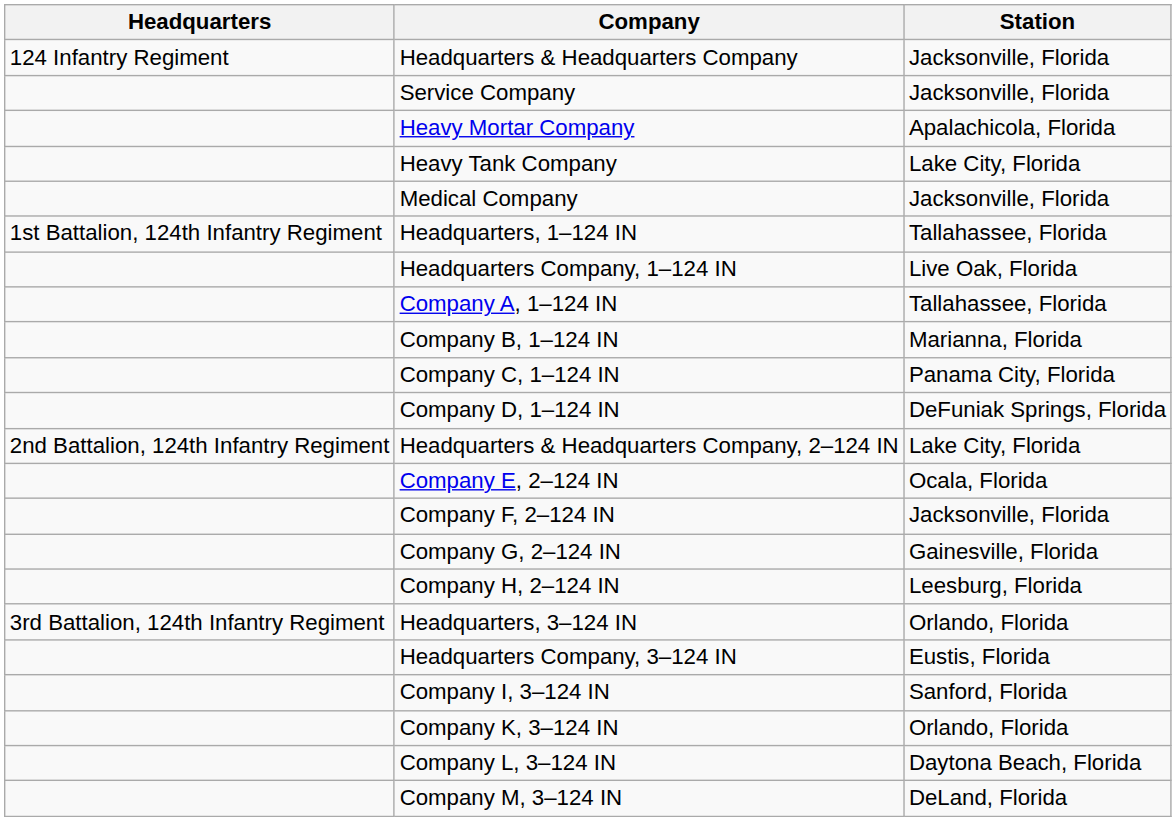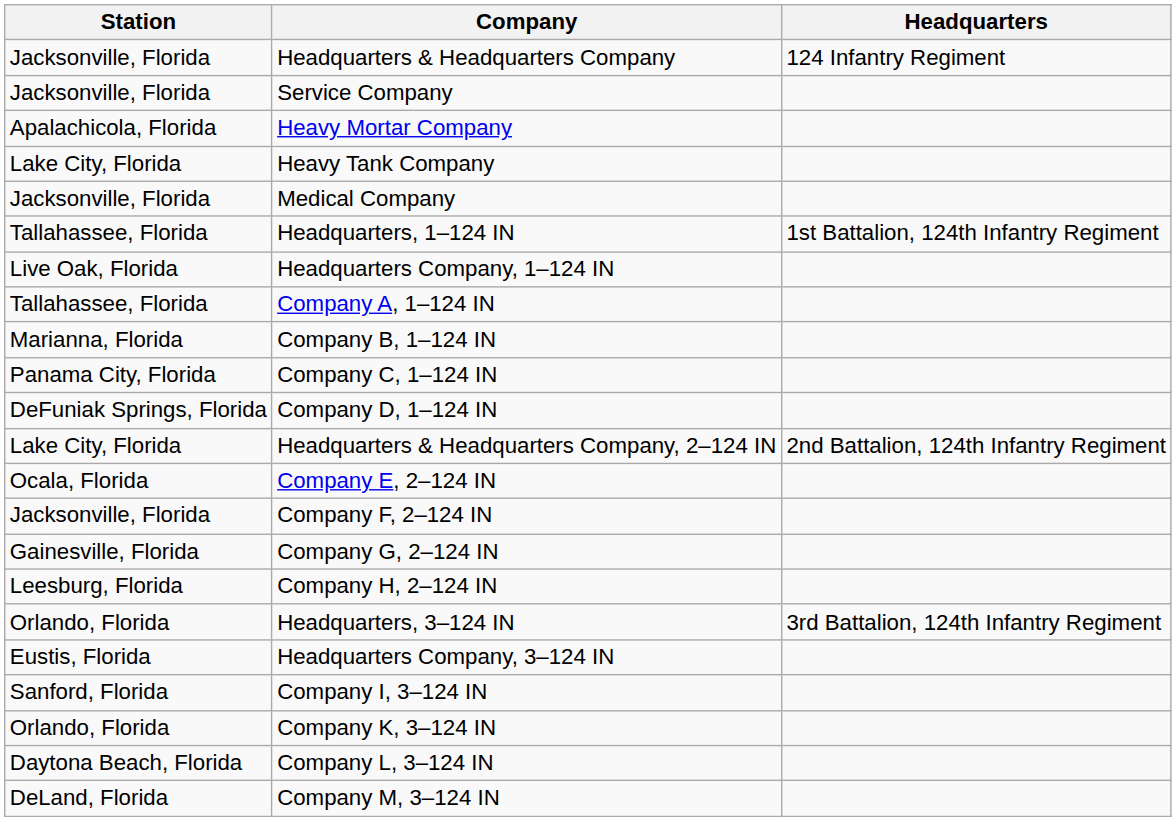columns swapped: (200, 22) <-> (1037, 22)
